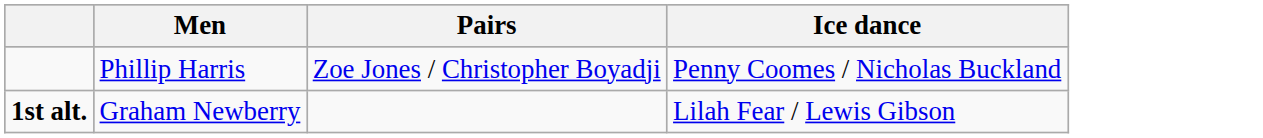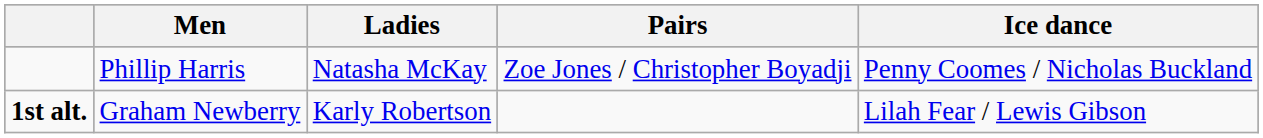+ column: (402, 25)
